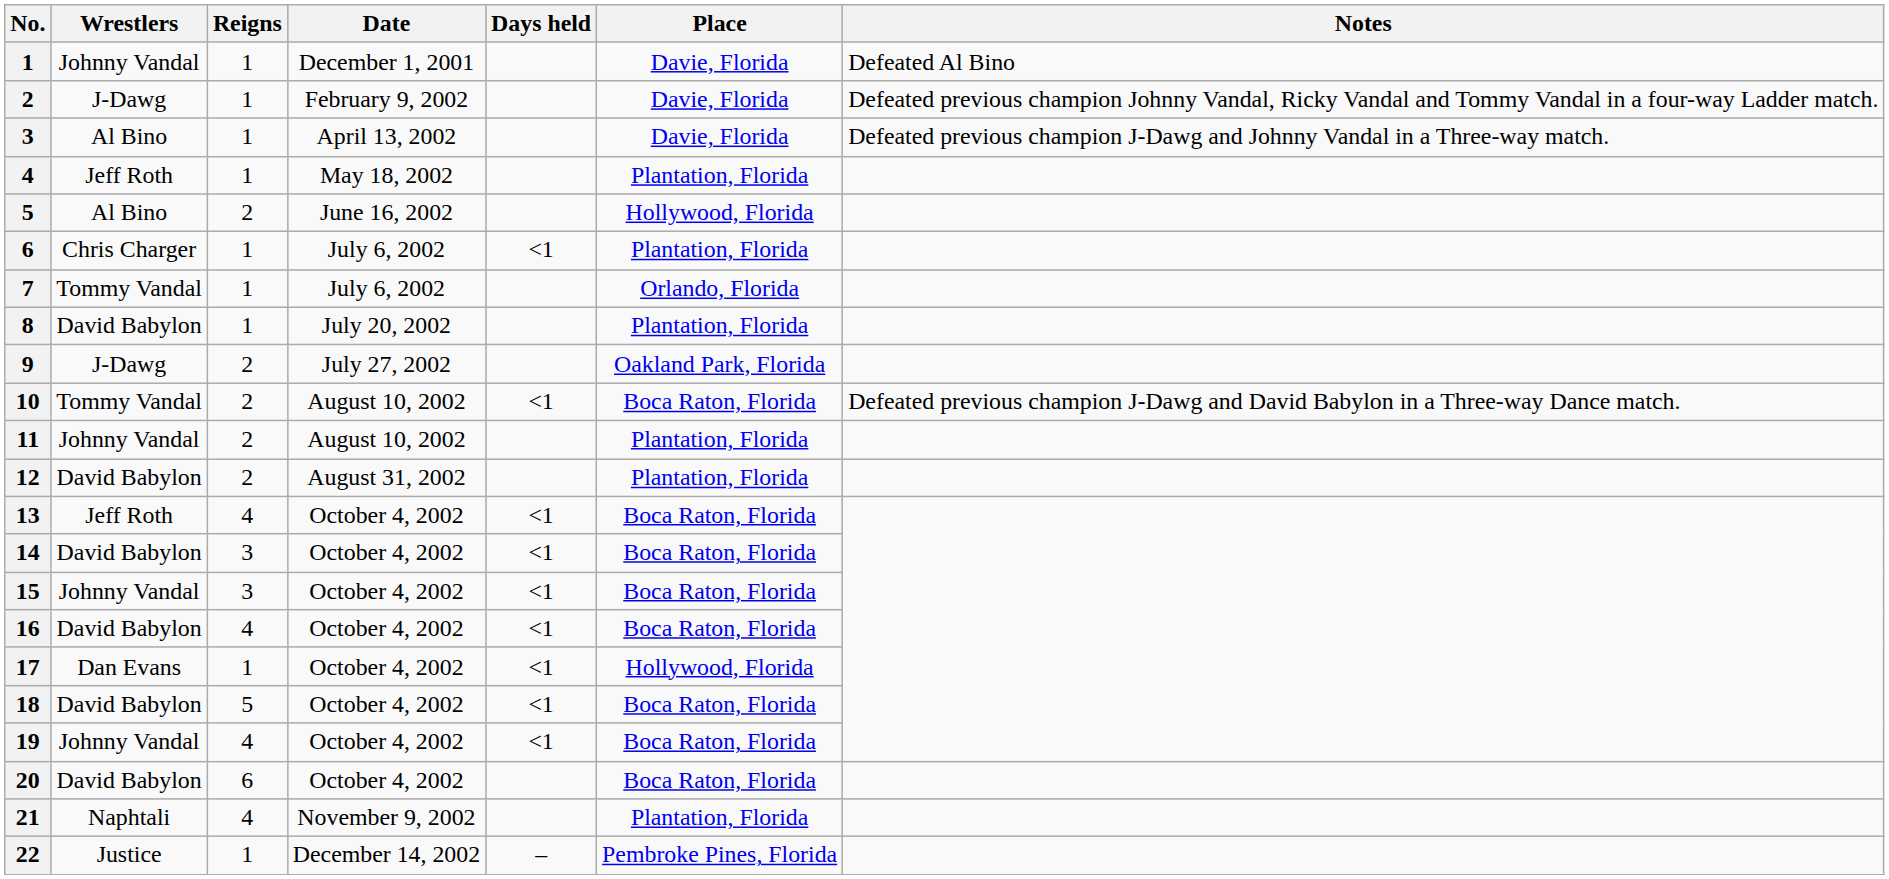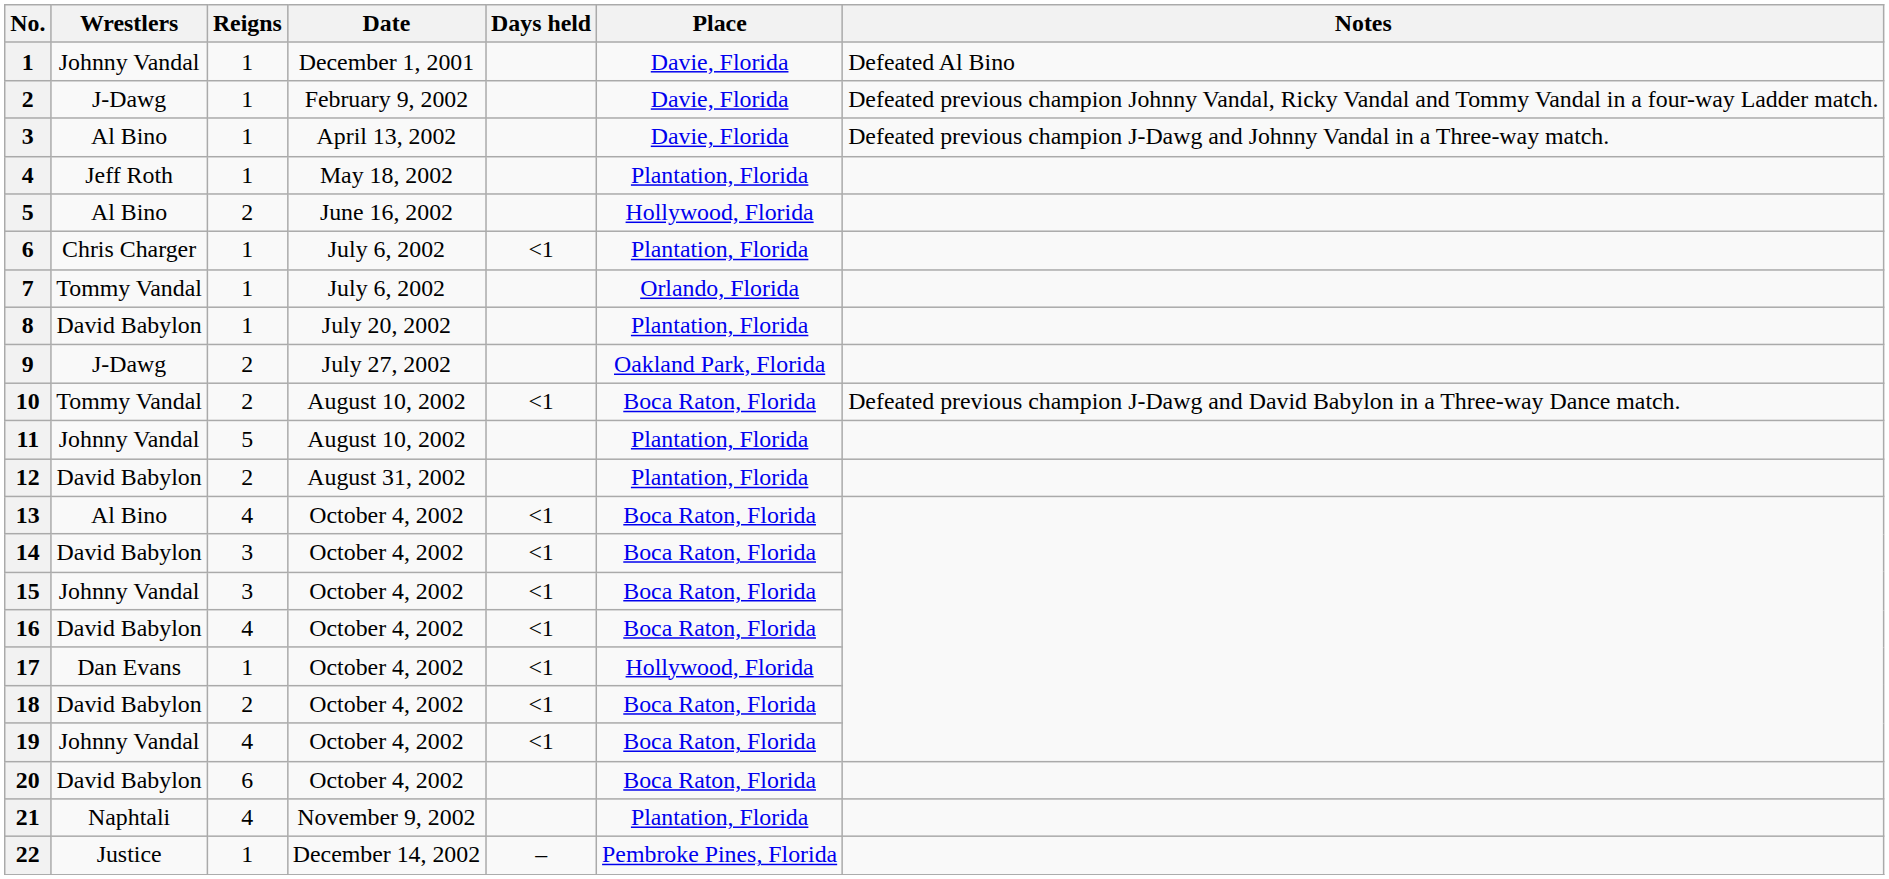(247, 439) 2 -> (247, 439) 5
(129, 514) Jeff Roth -> (129, 514) Al Bino
(247, 703) 5 -> (247, 703) 2
